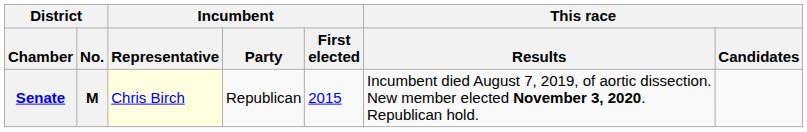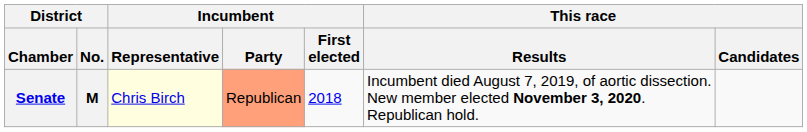(264, 97) no background -> (264, 97) lightsalmon background
(325, 97) 2015 -> (325, 97) 2018
